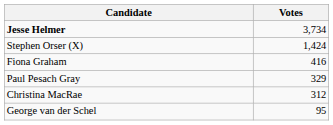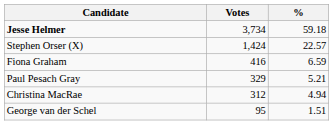+ column: (298, 12)
